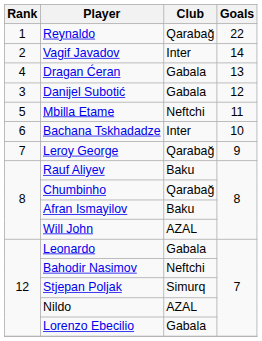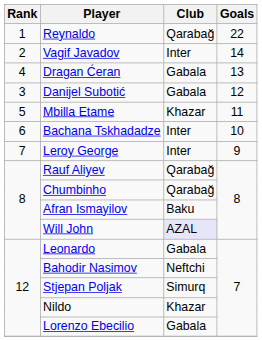(185, 111) Neftchi -> (186, 111) Khazar
(190, 151) Qarabağ -> (179, 151) Inter
(180, 170) Baku -> (190, 170) Qarabağ
(182, 229) no background -> (182, 229) lavender background
(182, 307) AZAL -> (186, 307) Khazar
